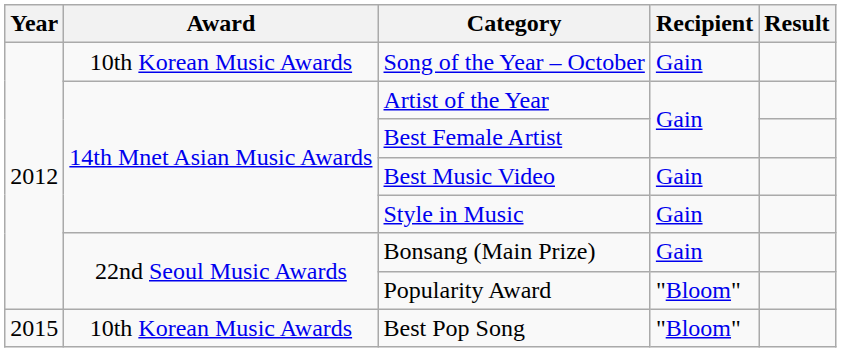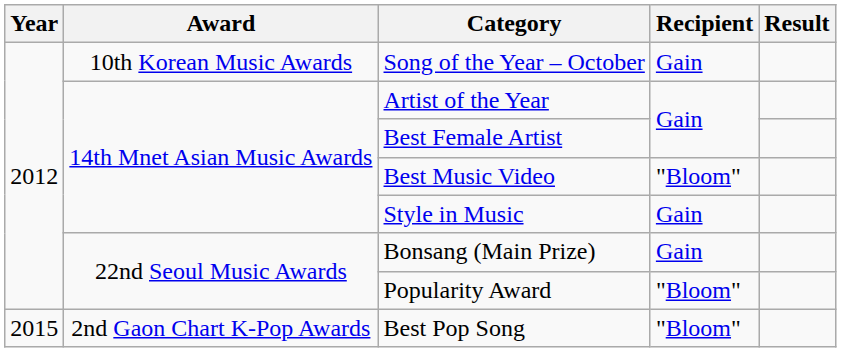(679, 175) Gain -> (698, 175) "Bloom"
(221, 328) 10th Korean Music Awards -> (221, 328) 2nd Gaon Chart K-Pop Awards
